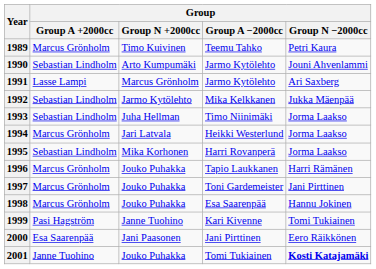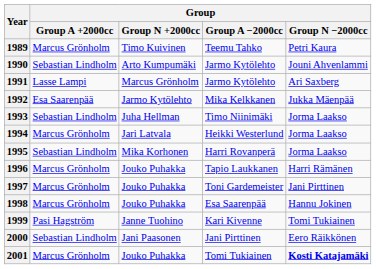(75, 99) Sebastian Lindholm -> (63, 99) Esa Saarenpää
(63, 238) Esa Saarenpää -> (75, 238) Sebastian Lindholm
(63, 255) Janne Tuohino -> (71, 255) Marcus Grönholm
